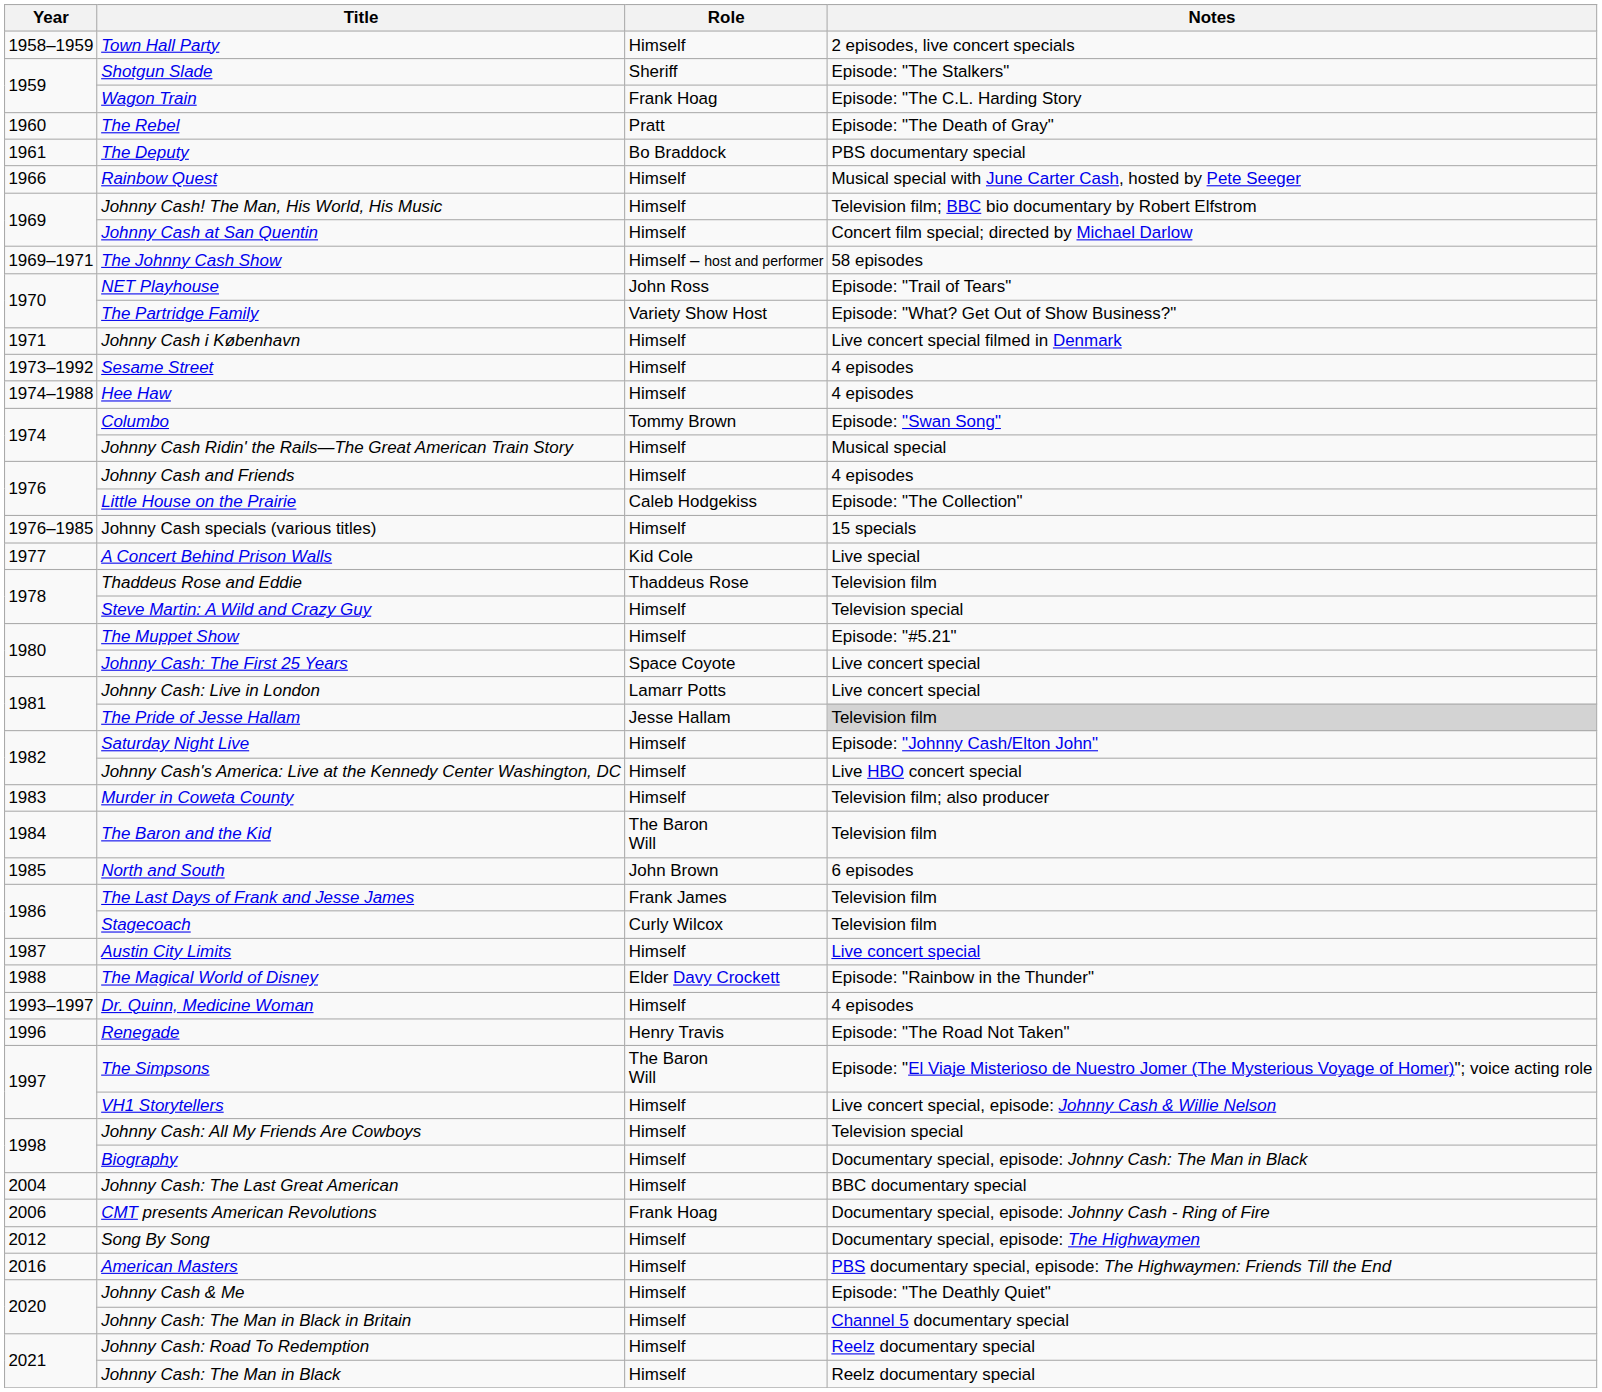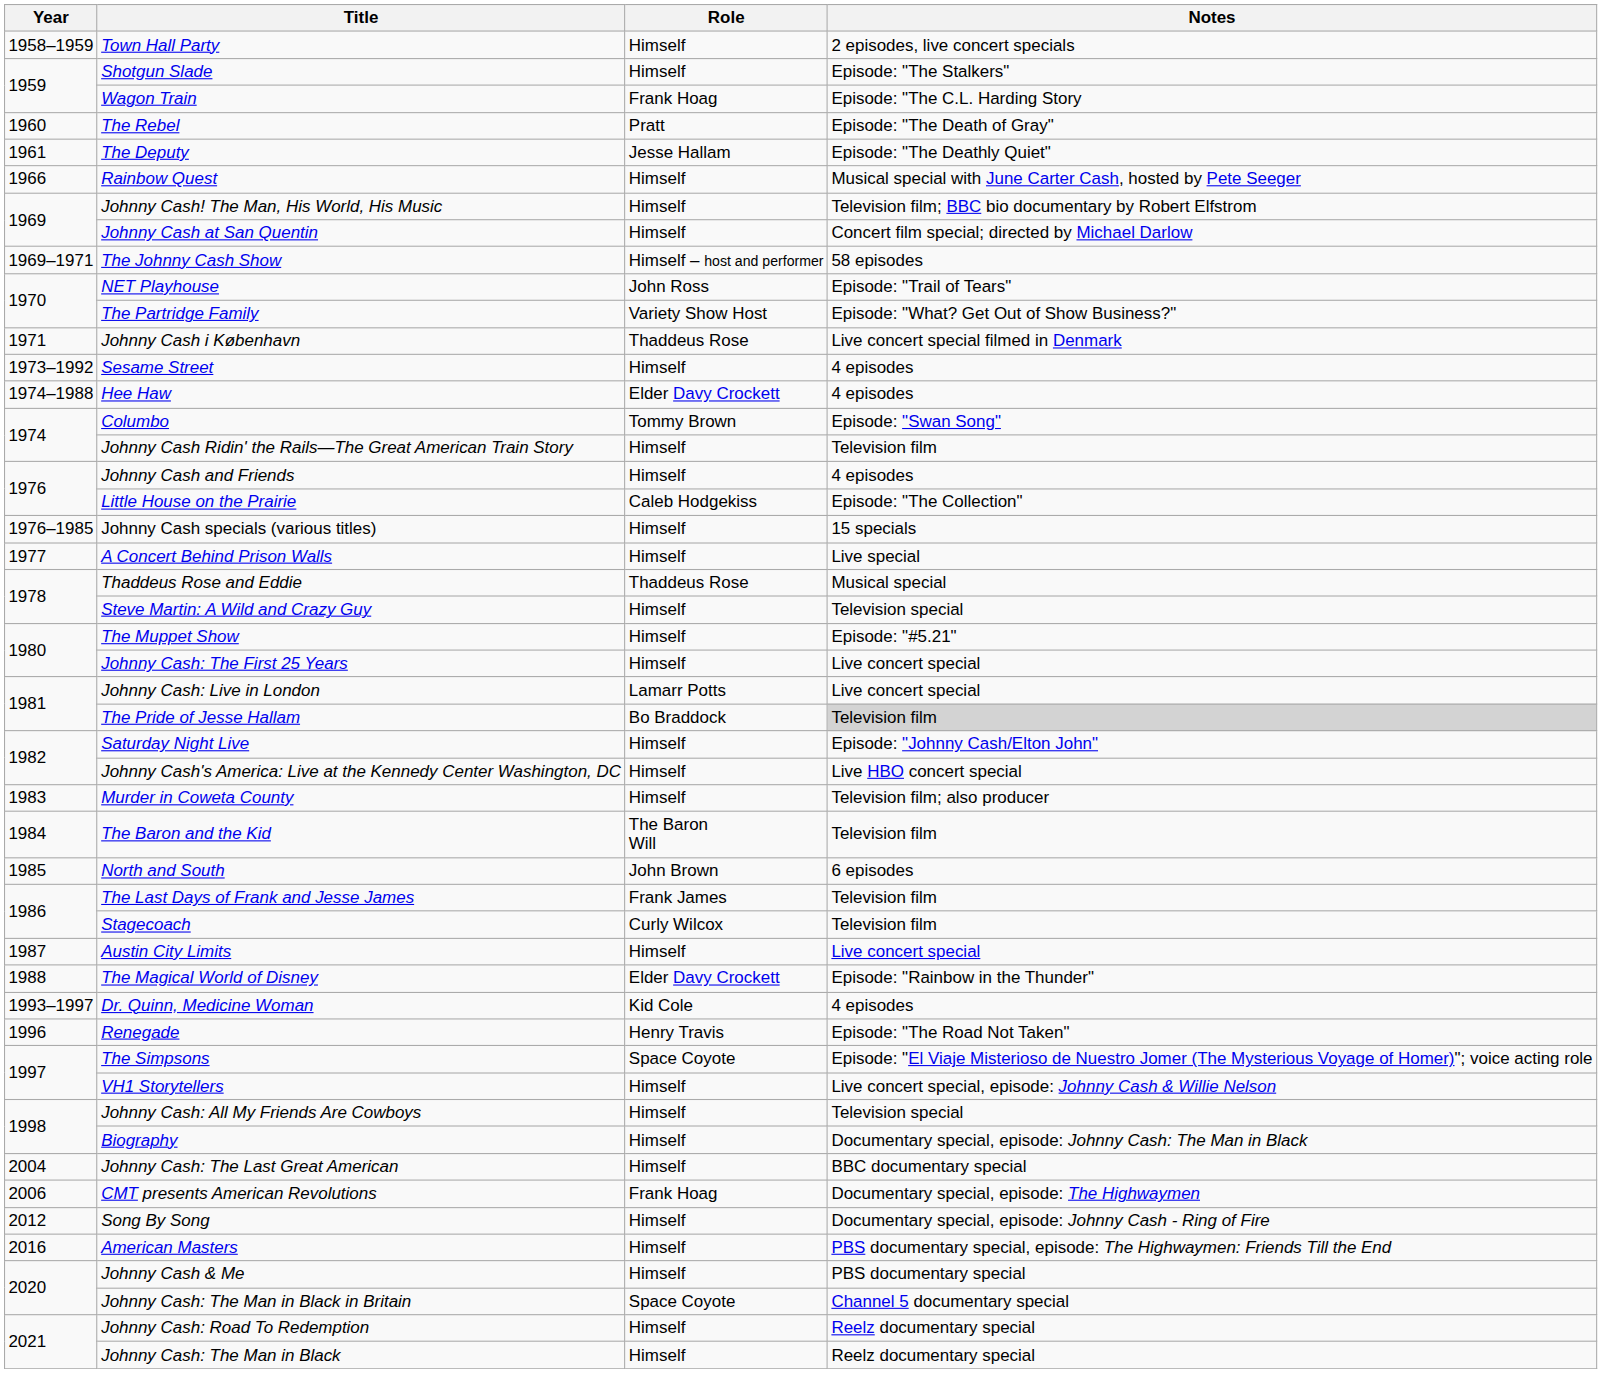(653, 71) Sheriff -> (657, 71) Himself
(677, 152) Bo Braddock -> (680, 152) Jesse Hallam
(928, 152) PBS documentary special -> (941, 152) Episode: "The Deathly Quiet"
(657, 340) Himself -> (689, 340) Thaddeus Rose
(657, 394) Himself -> (704, 394) Elder Davy Crockett
(889, 448) Musical special -> (884, 448) Television film
(661, 555) Kid Cole -> (657, 555) Himself
(884, 582) Television film -> (889, 582) Musical special
(682, 663) Space Coyote -> (657, 663) Himself
(680, 717) Jesse Hallam -> (677, 717) Bo Braddock
(657, 1005) Himself -> (661, 1005) Kid Cole
(668, 1068) The Baron Will -> (682, 1059) Space Coyote
(1051, 1212) Documentary special, episode: Johnny Cash - Ring of Fire -> (1016, 1193) Documentary special, episode: The Highwaymen
(1016, 1239) Documentary special, episode: The Highwaymen -> (1051, 1220) Documentary special, episode: Johnny Cash - Ring of Fire
(941, 1293) Episode: "The Deathly Quiet" -> (928, 1274) PBS documentary special
(657, 1320) Himself -> (682, 1301) Space Coyote
